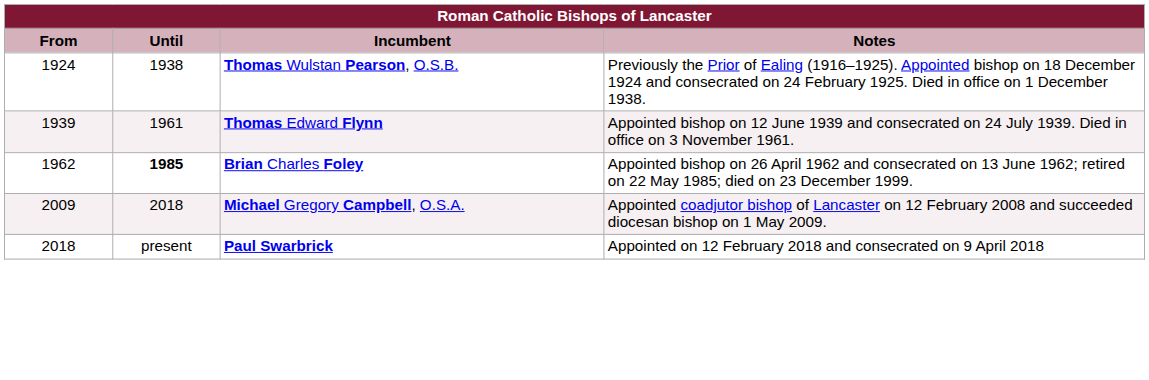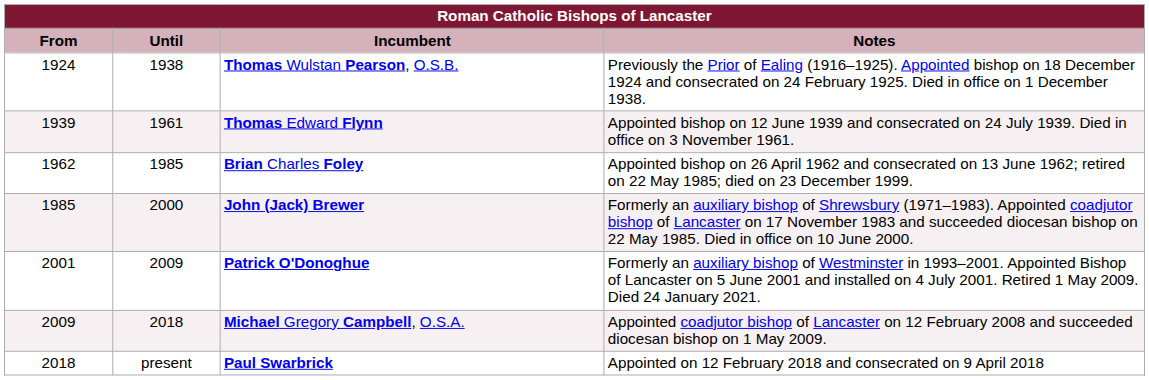(166, 164) bold -> (166, 164) normal
+ row: (294, 205)
+ row: (297, 263)
